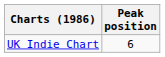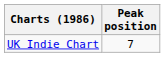(131, 44) 6 -> (131, 44) 7
